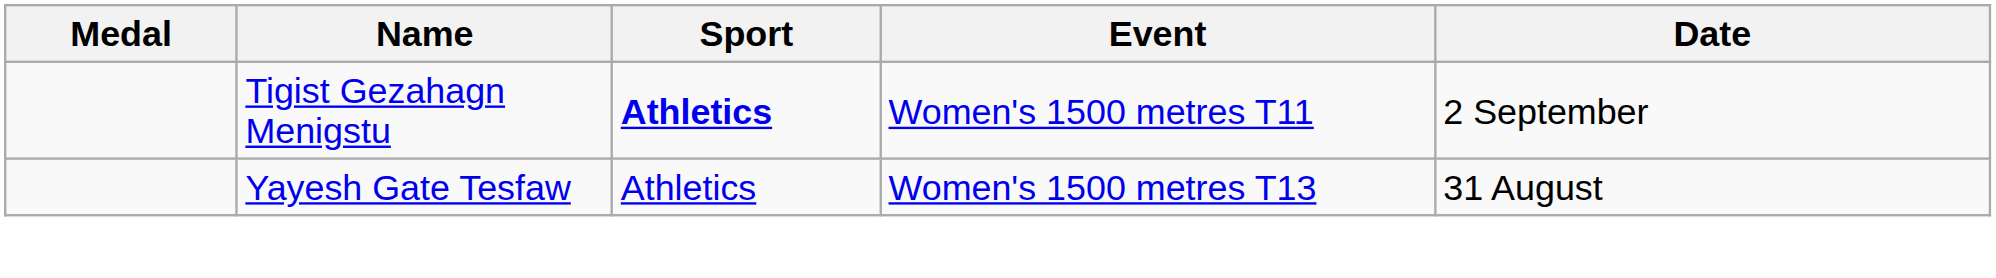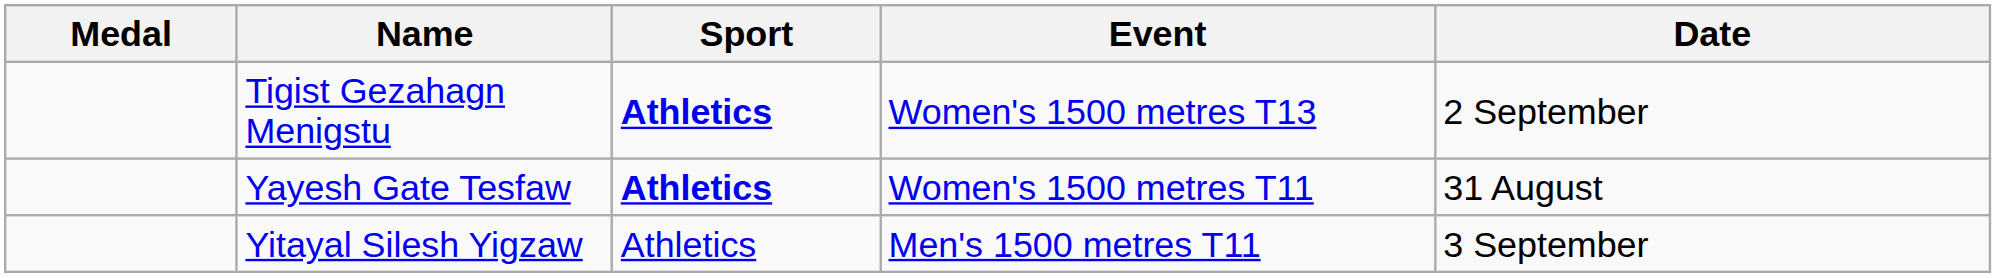(1101, 111) Women's 1500 metres T11 -> (1102, 111) Women's 1500 metres T13
(689, 187) normal -> (696, 187) bold
(1102, 187) Women's 1500 metres T13 -> (1101, 187) Women's 1500 metres T11
+ row: (414, 244)
